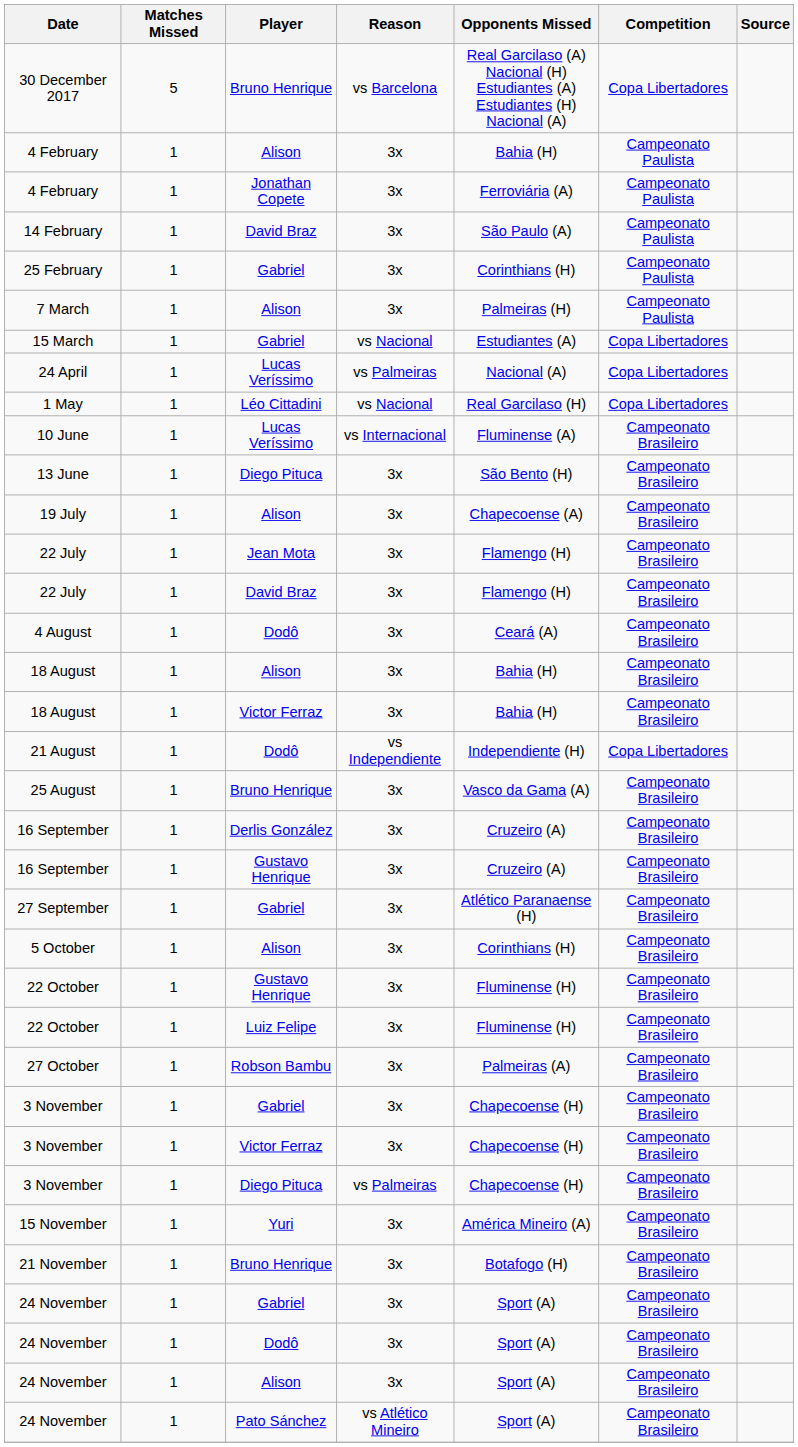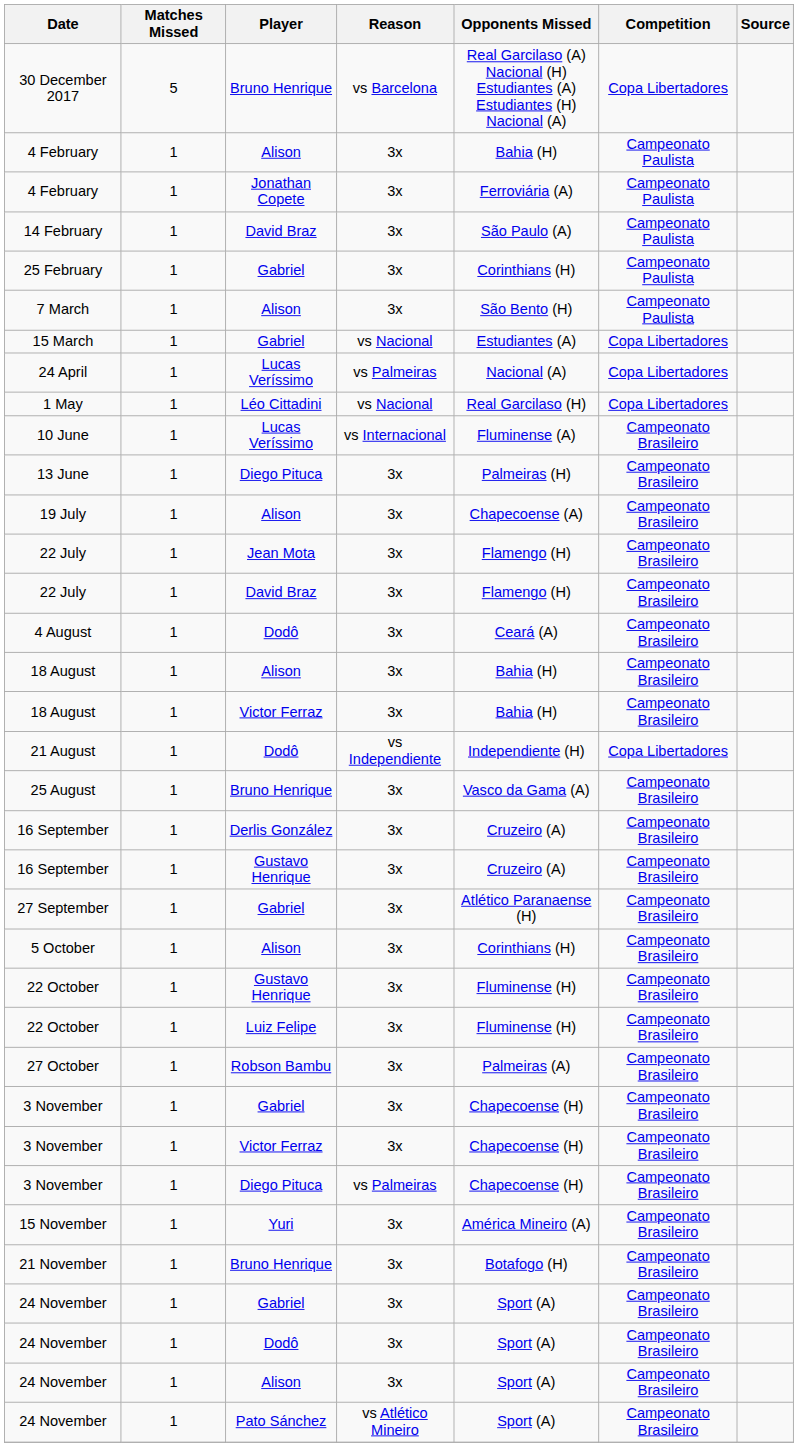(526, 310) Palmeiras (H) -> (526, 310) São Bento (H)
(526, 474) São Bento (H) -> (526, 474) Palmeiras (H)
